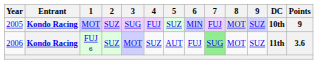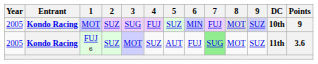(15, 43) 2006 -> (15, 43) 2005
